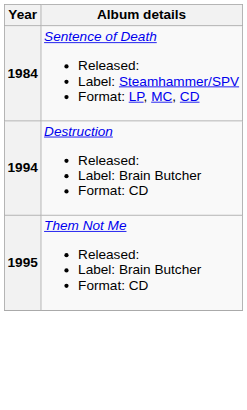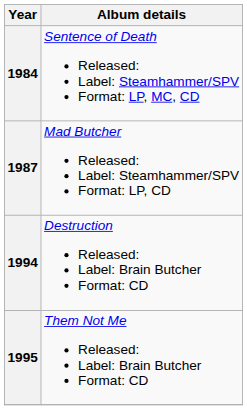+ row: (23, 168)
